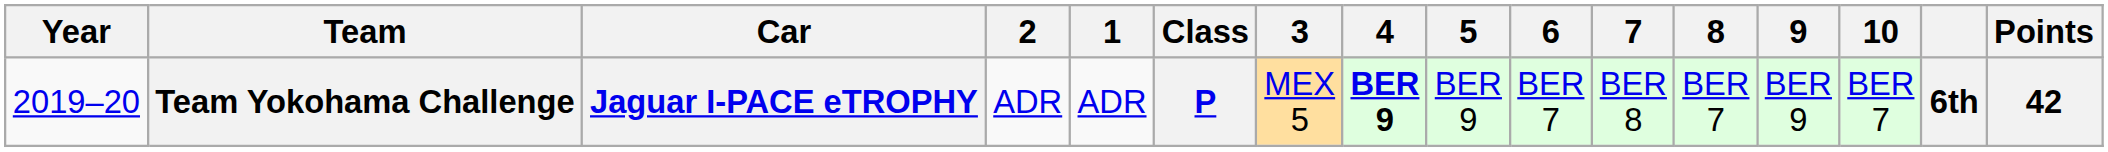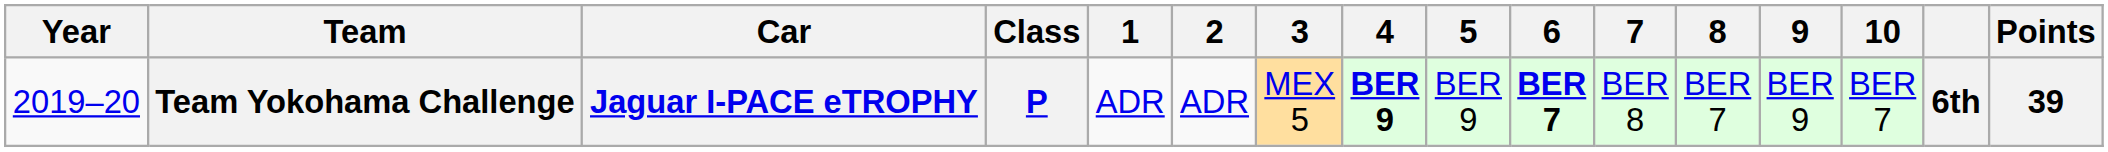columns swapped: (1205, 31) <-> (1028, 31)
(1551, 101) normal -> (1552, 101) bold
(2044, 101) 42 -> (2046, 101) 39
